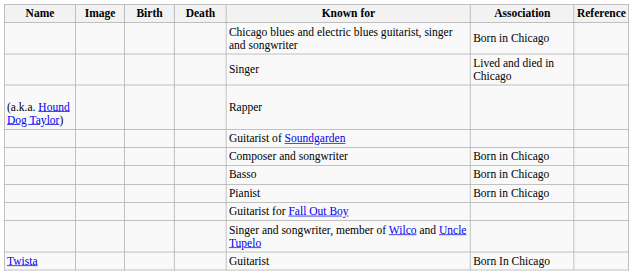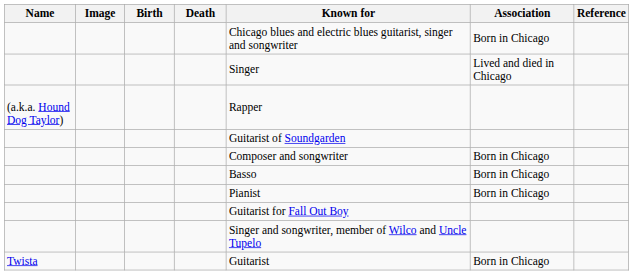(512, 261) Born In Chicago -> (511, 261) Born in Chicago
